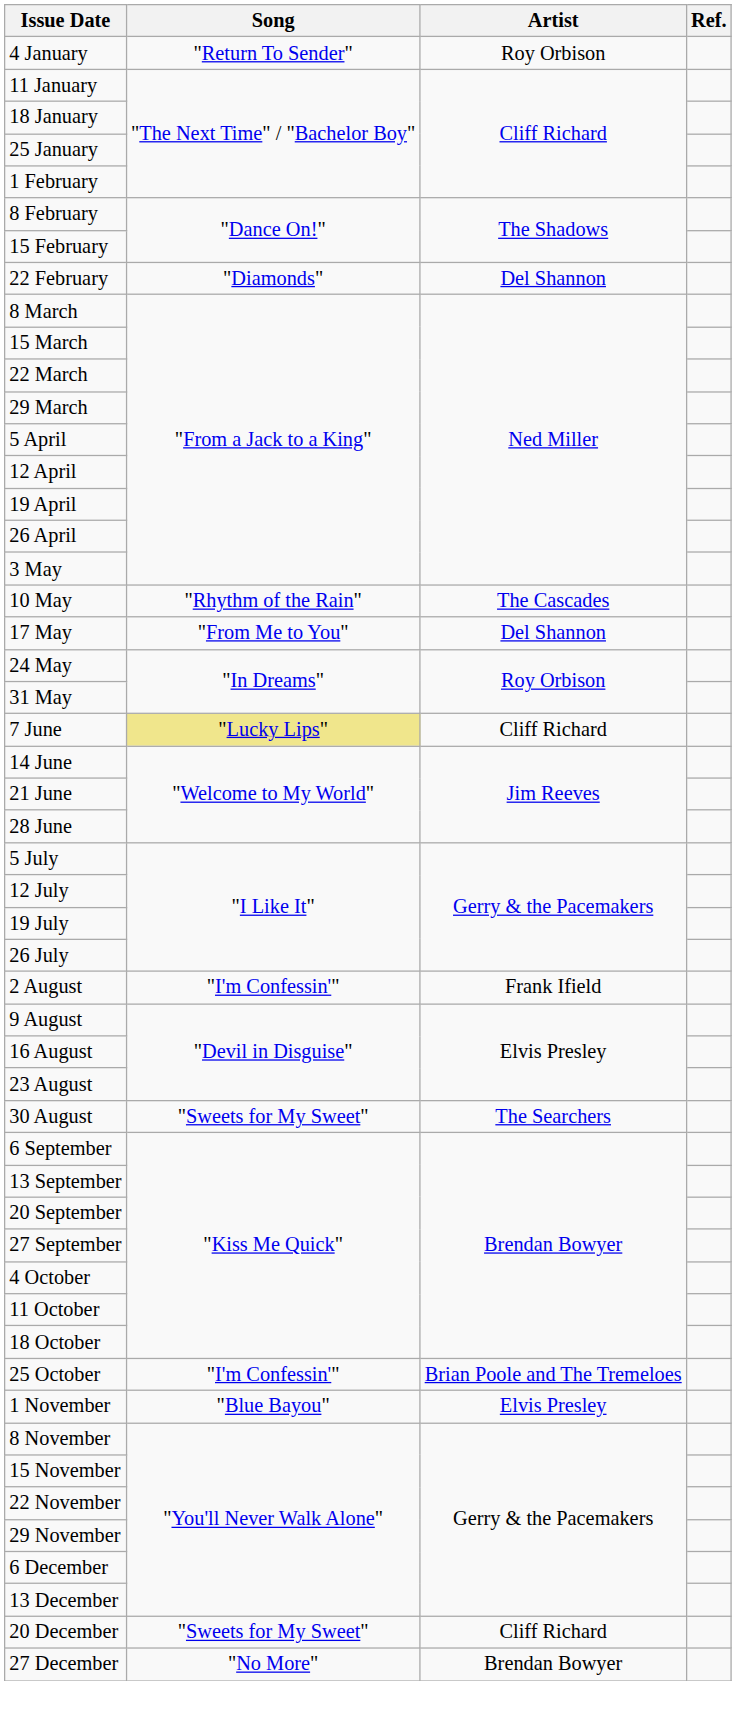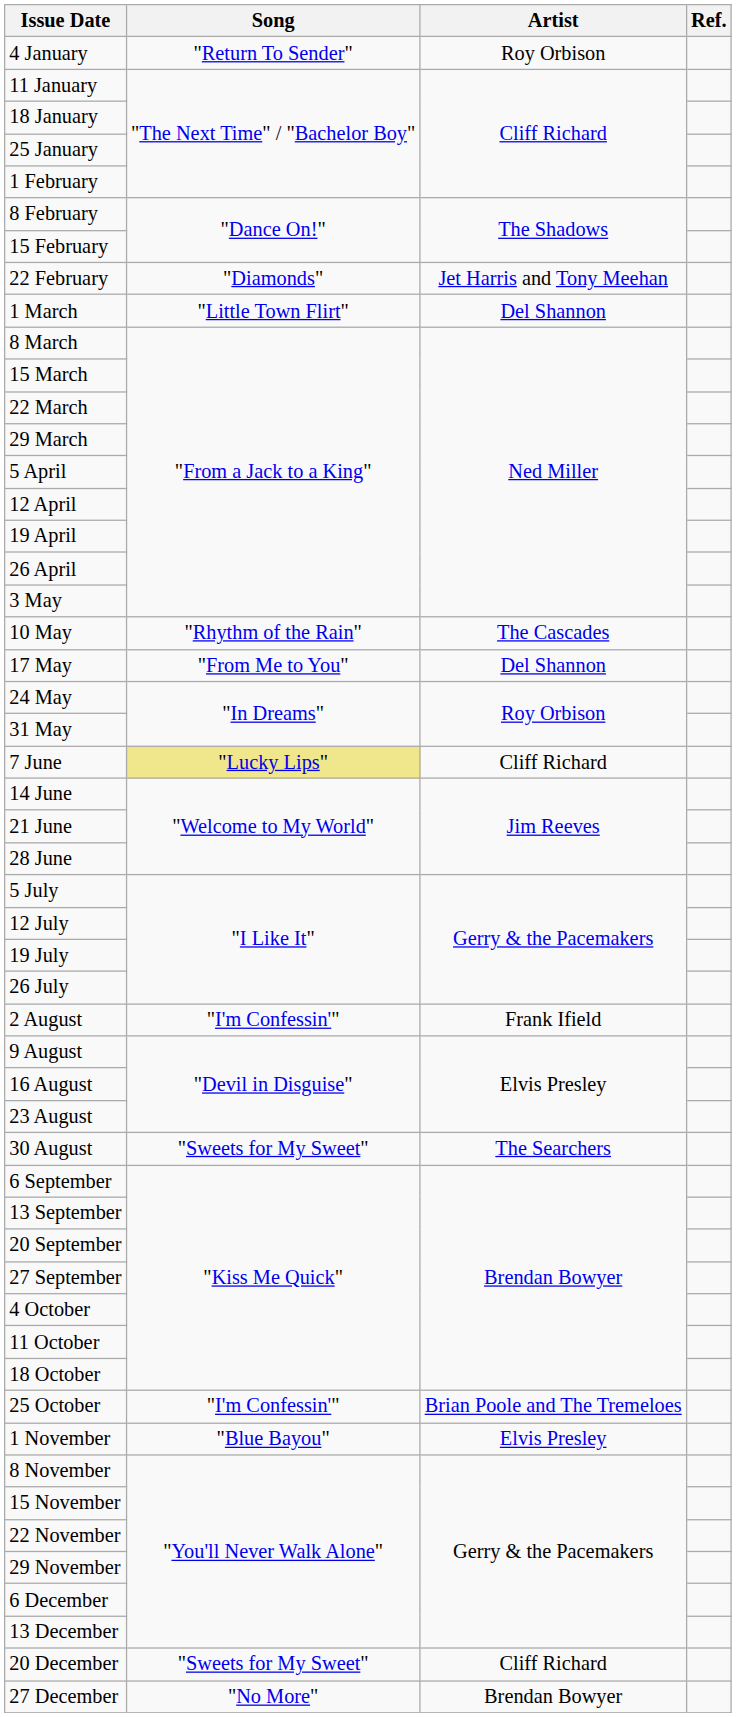(553, 278) Del Shannon -> (553, 278) Jet Harris and Tony Meehan
+ row: (43, 310)
